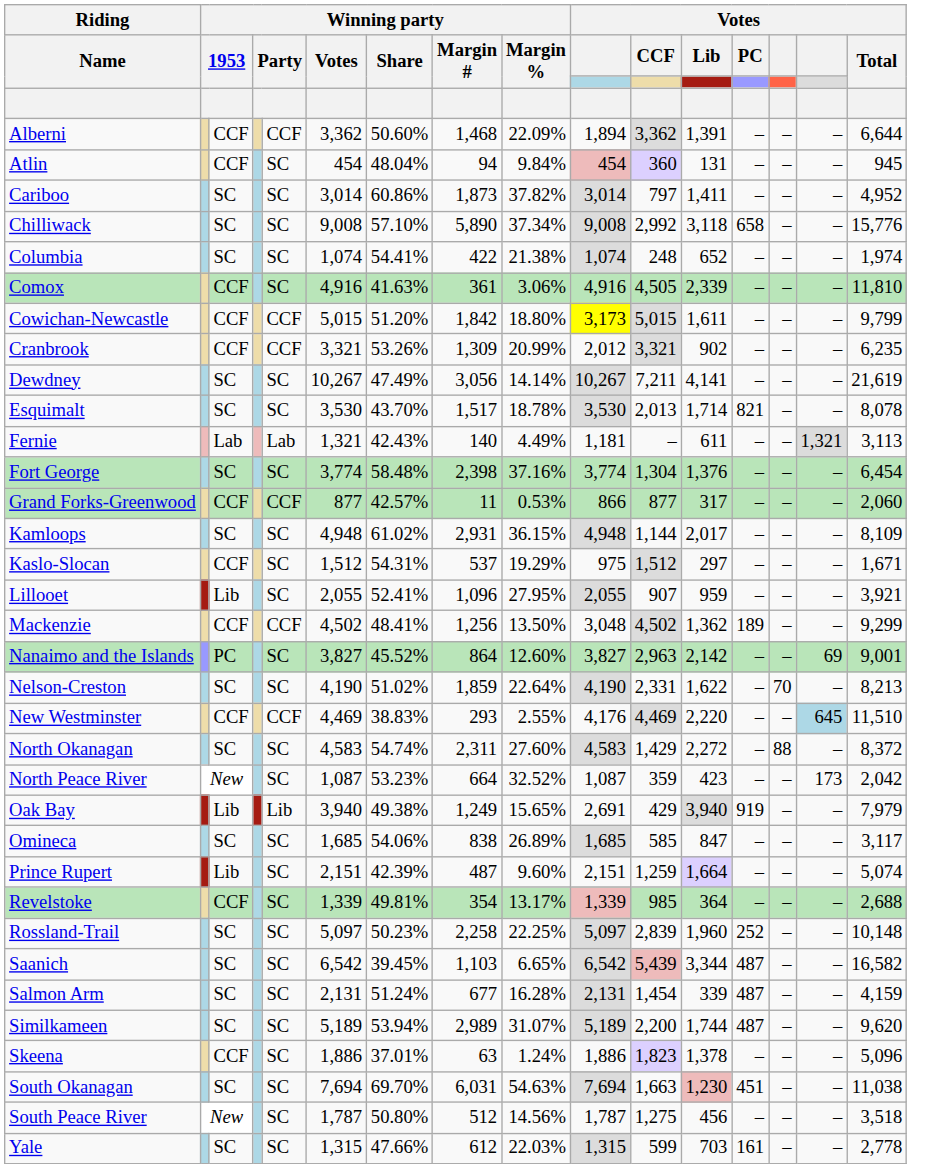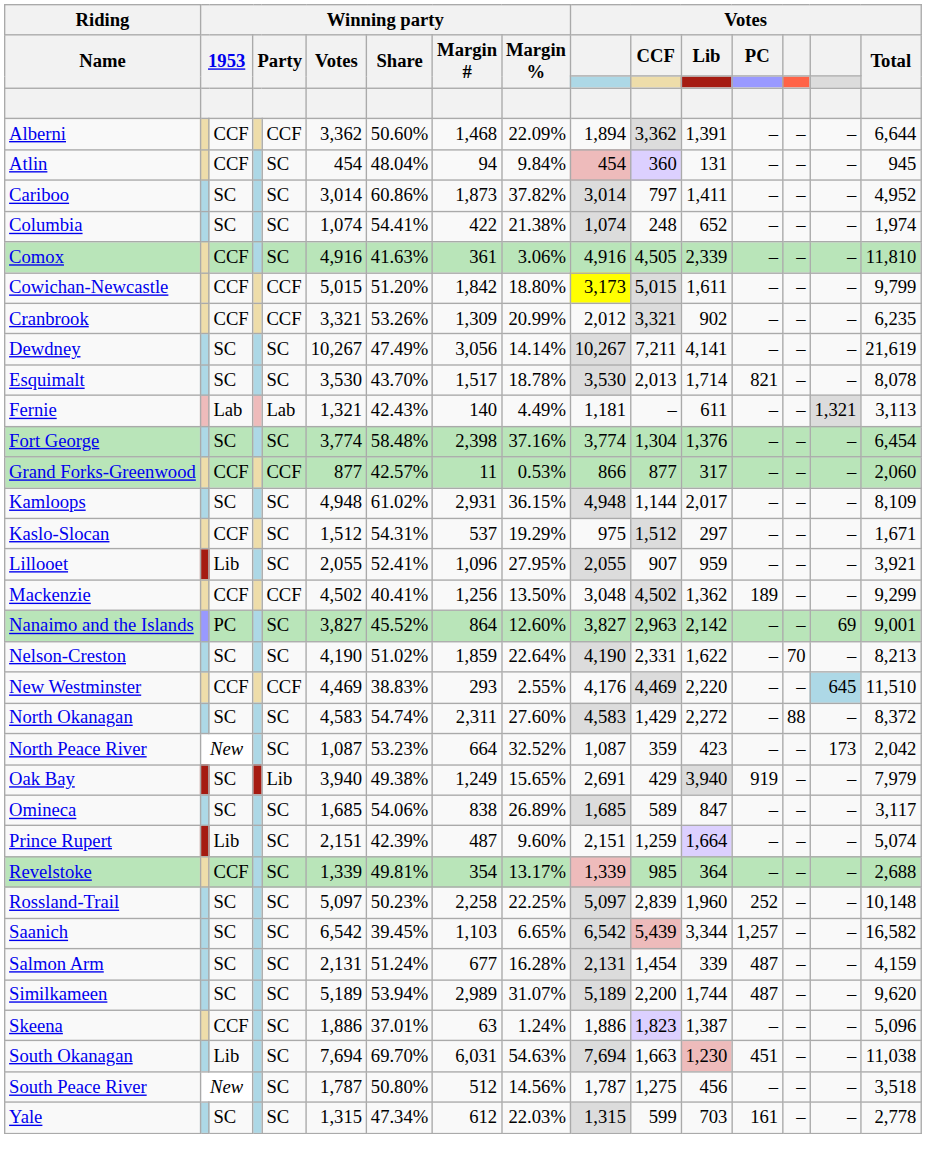- row: (50, 225)
(400, 625) 48.41% -> (400, 594) 40.41%
(226, 809) Lib -> (225, 779) SC
(663, 840) 585 -> (663, 809) 589
(750, 963) 487 -> (757, 932) 1,257
(706, 1055) 1,378 -> (706, 1025) 1,387
(225, 1086) SC -> (226, 1055) Lib
(400, 1148) 47.66% -> (400, 1117) 47.34%
